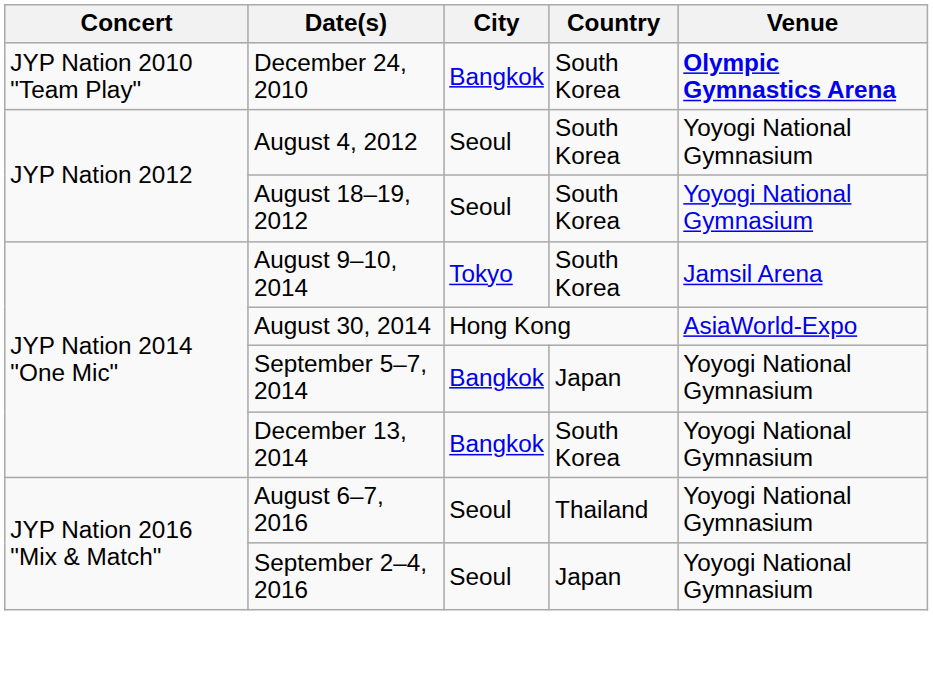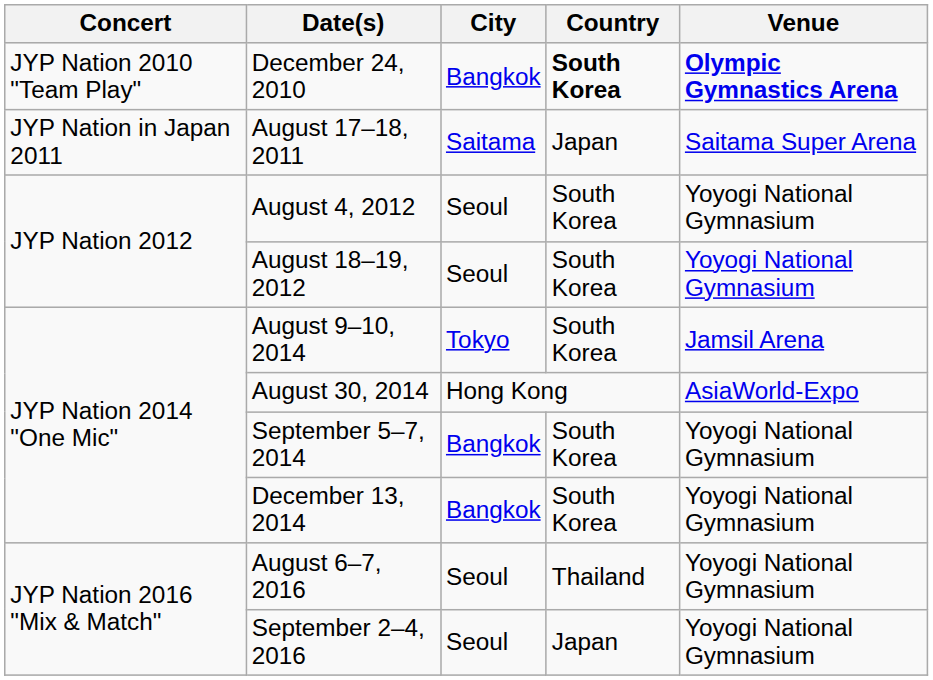(588, 76) normal -> (586, 76) bold
+ row: (330, 141)
(588, 378) Japan -> (584, 444) South Korea
